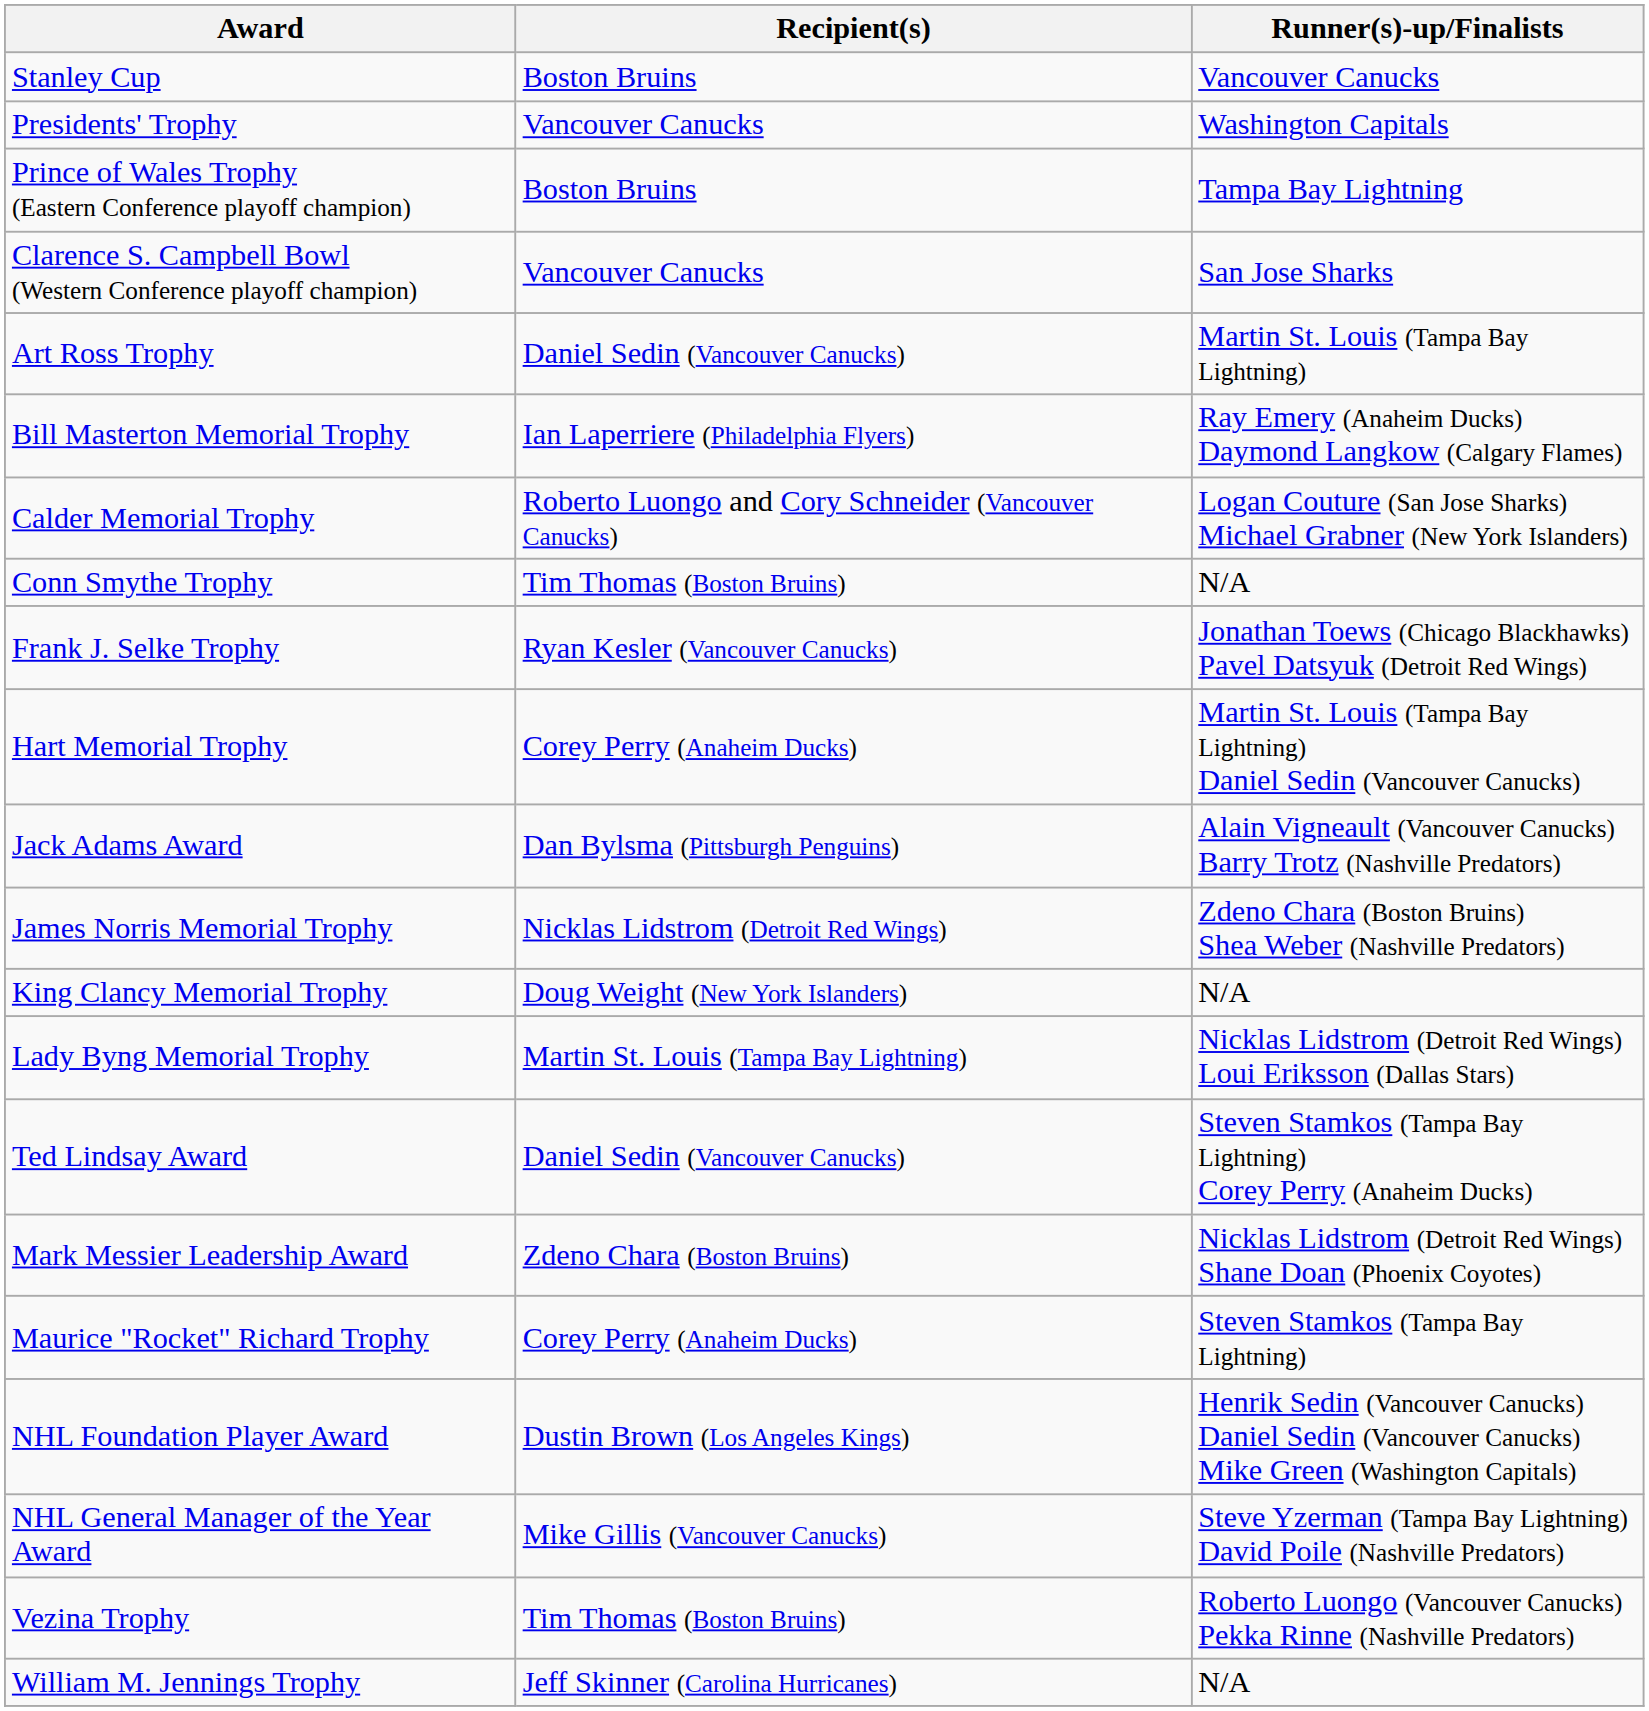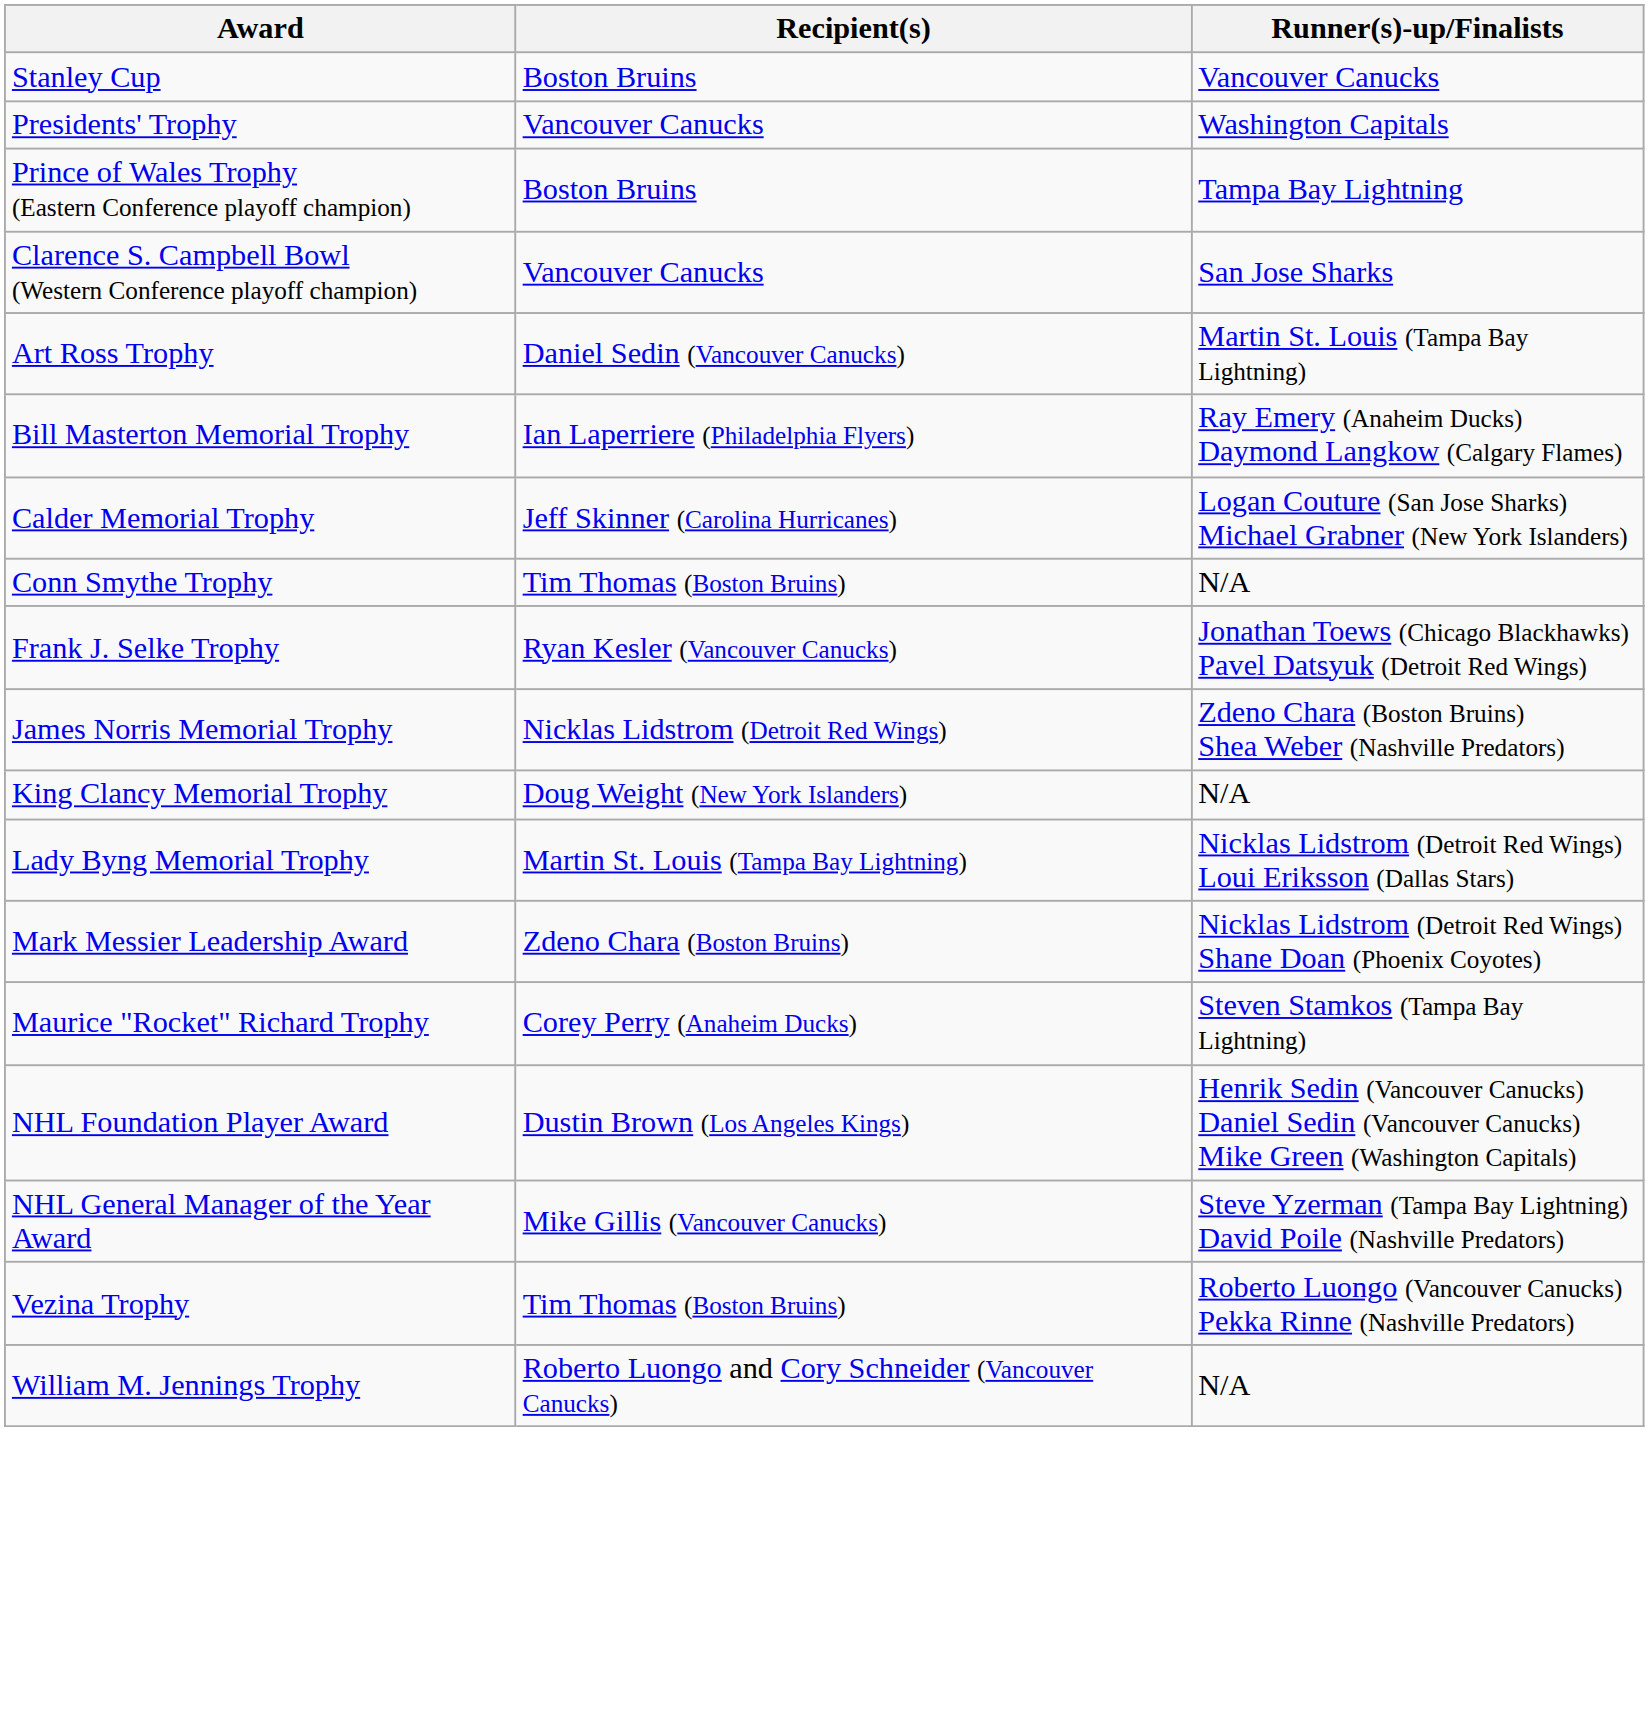(808, 517) Roberto Luongo and Cory Schneider (Vancouver Canucks) -> (710, 517) Jeff Skinner (Carolina Hurricanes)
- row: (150, 746)
- row: (127, 845)
- row: (130, 1156)
(710, 1681) Jeff Skinner (Carolina Hurricanes) -> (808, 1385) Roberto Luongo and Cory Schneider (Vancouver Canucks)
